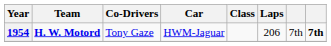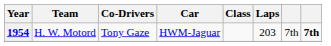(67, 32) bold -> (65, 32) normal
(272, 32) 206 -> (268, 32) 203
